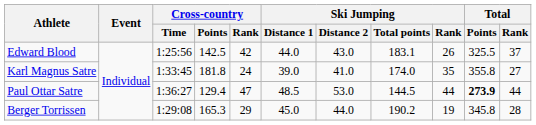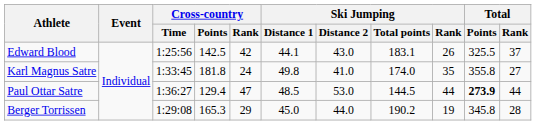(289, 52) 44.0 -> (289, 52) 44.1
(289, 72) 39.0 -> (289, 72) 49.8
